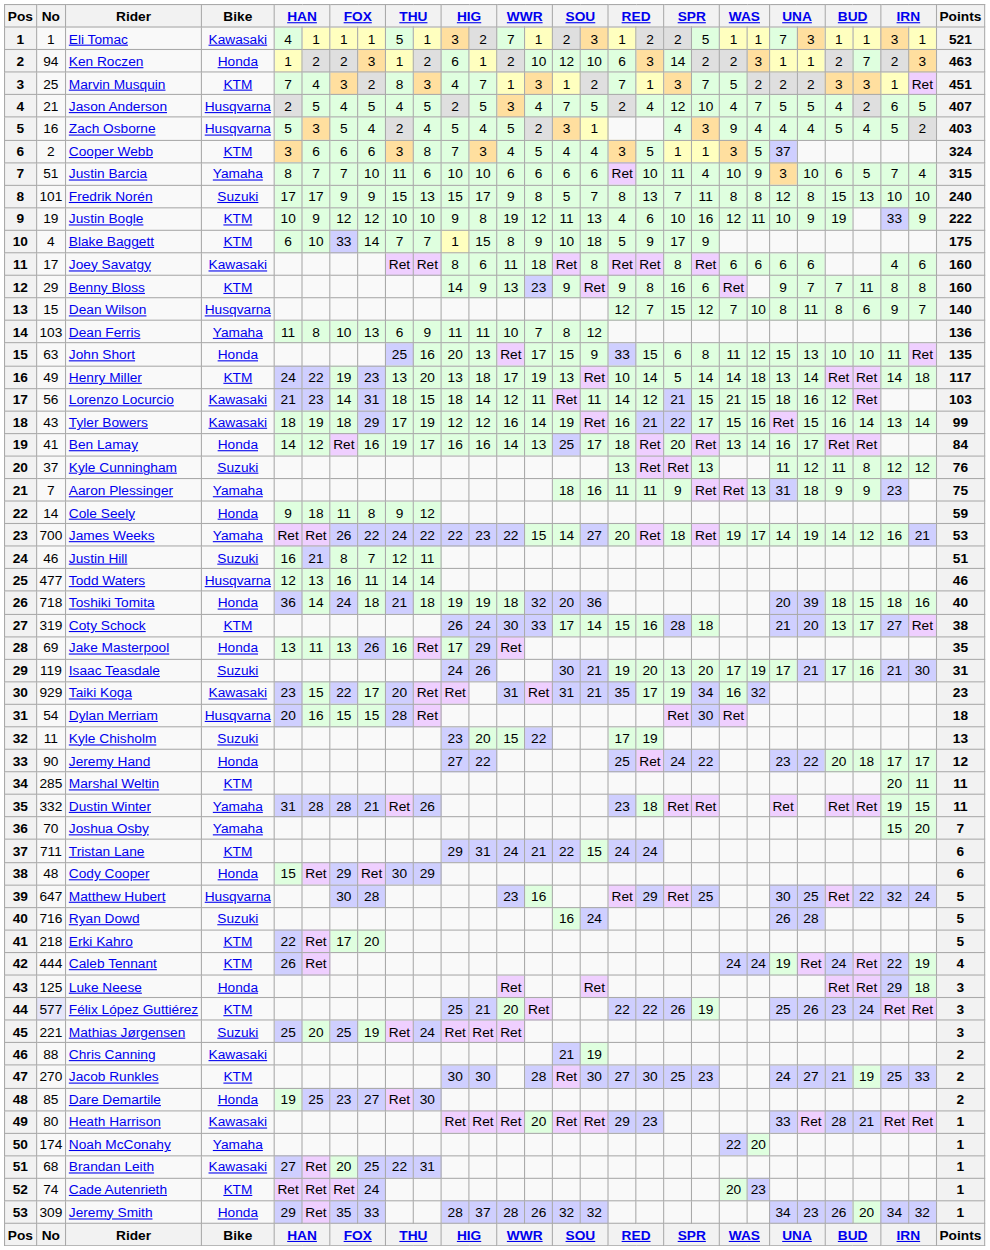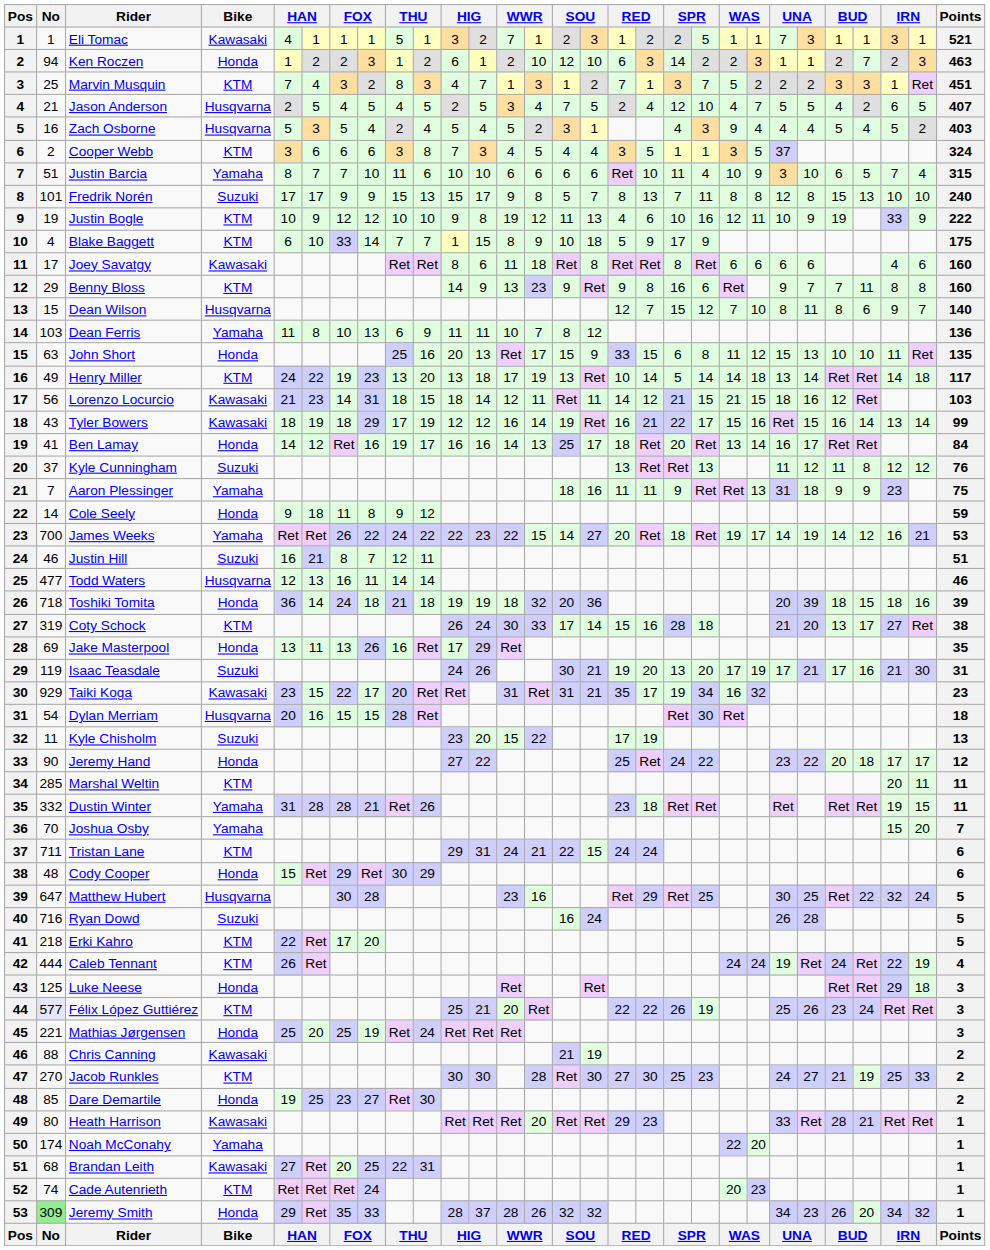(960, 602) 40 -> (960, 602) 39
(238, 1031) Suzuki -> (238, 1031) Honda
(51, 1212) no background -> (51, 1212) lightgreen background
